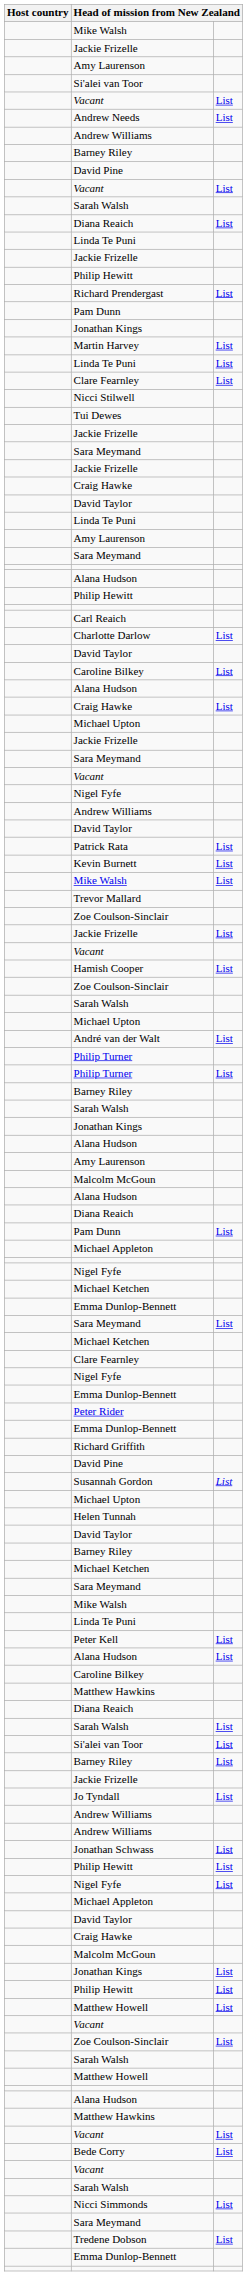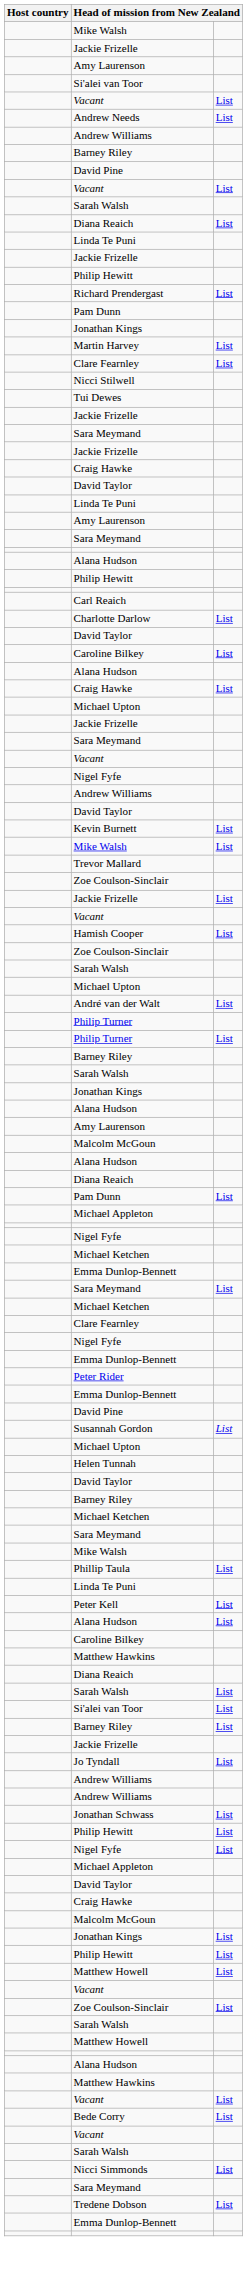- row: (105, 363)
- row: (101, 846)
- row: (109, 1446)
+ row: (102, 1569)
